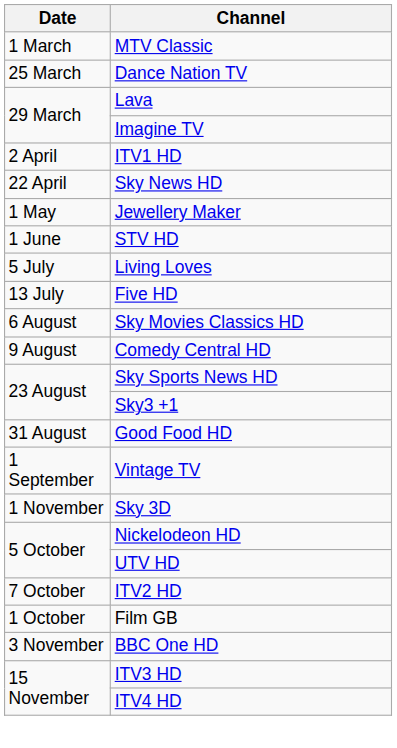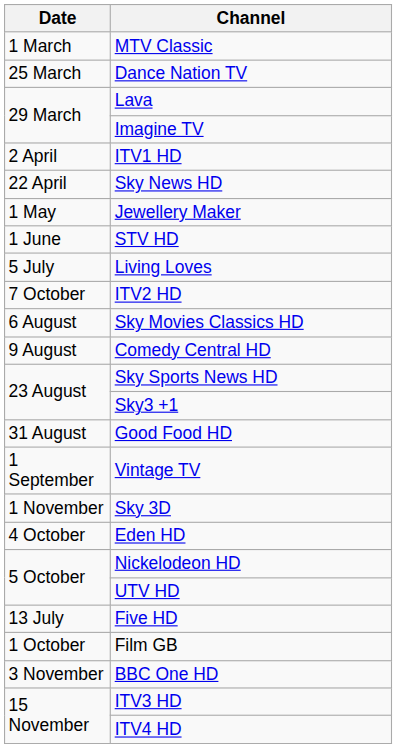rows swapped: (146, 294) <-> (148, 591)
+ row: (150, 535)
